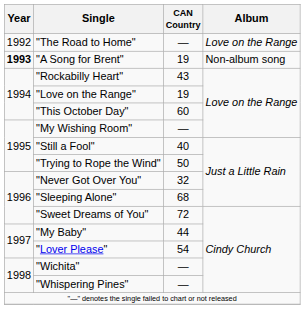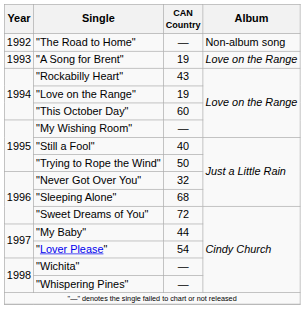(251, 42) Love on the Range -> (245, 42) Non-album song
(19, 59) bold -> (19, 59) normal
(245, 59) Non-album song -> (251, 59) Love on the Range
